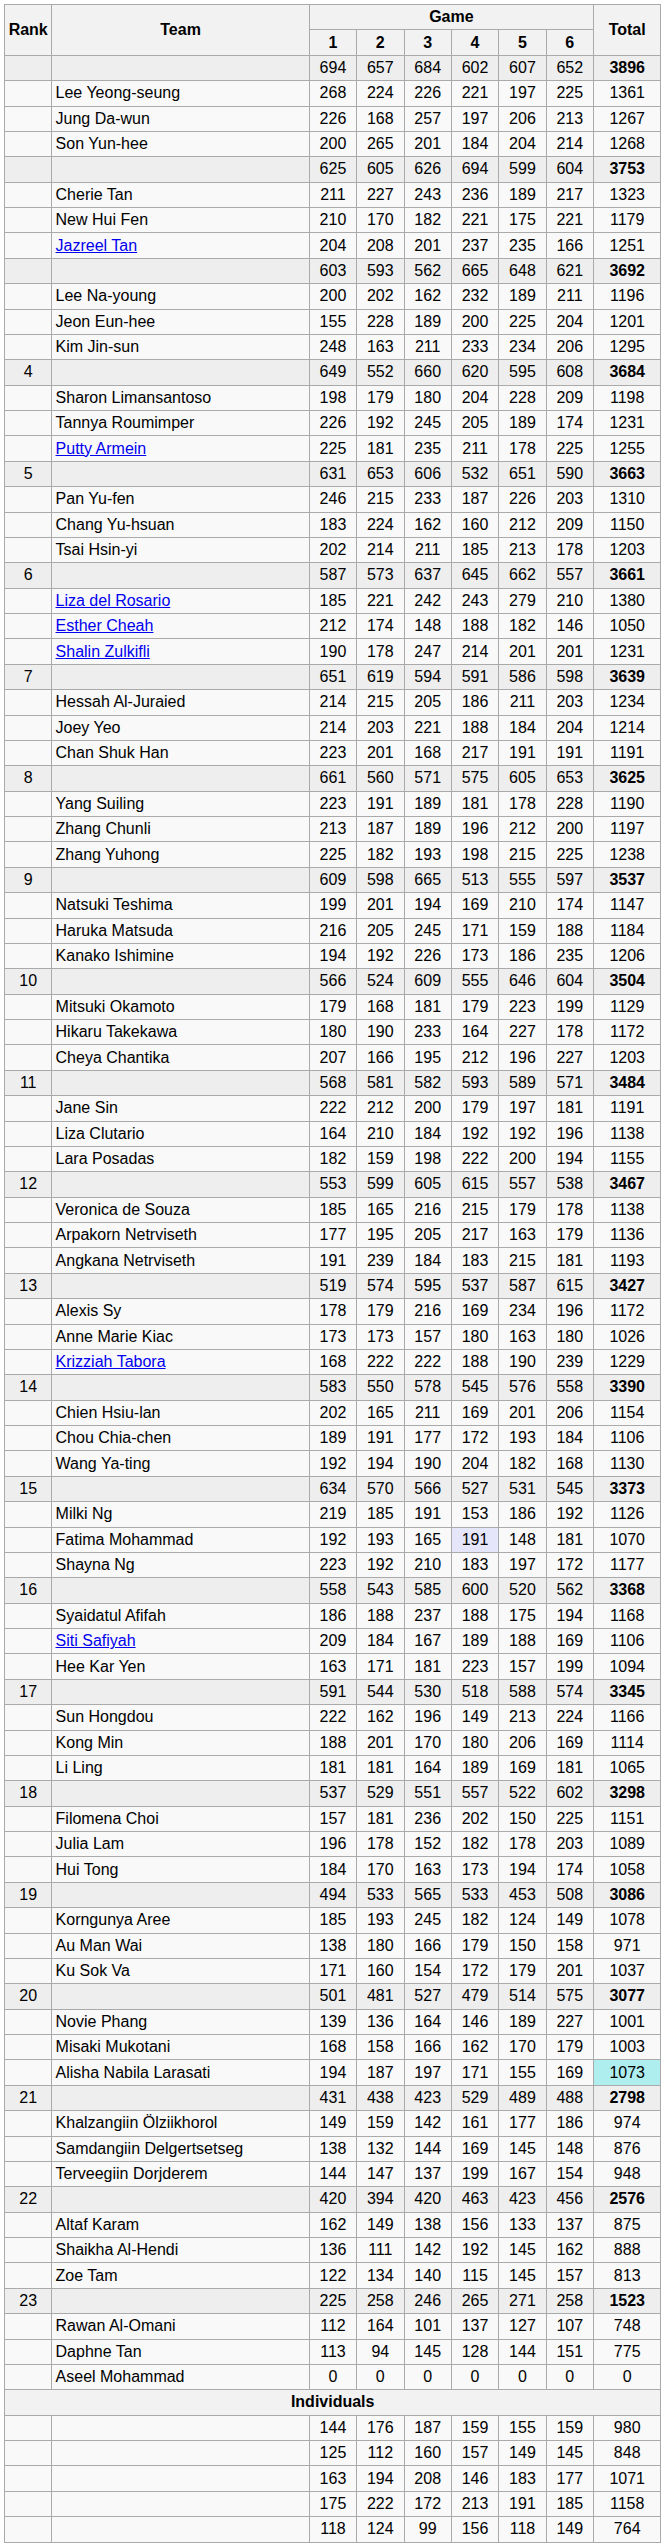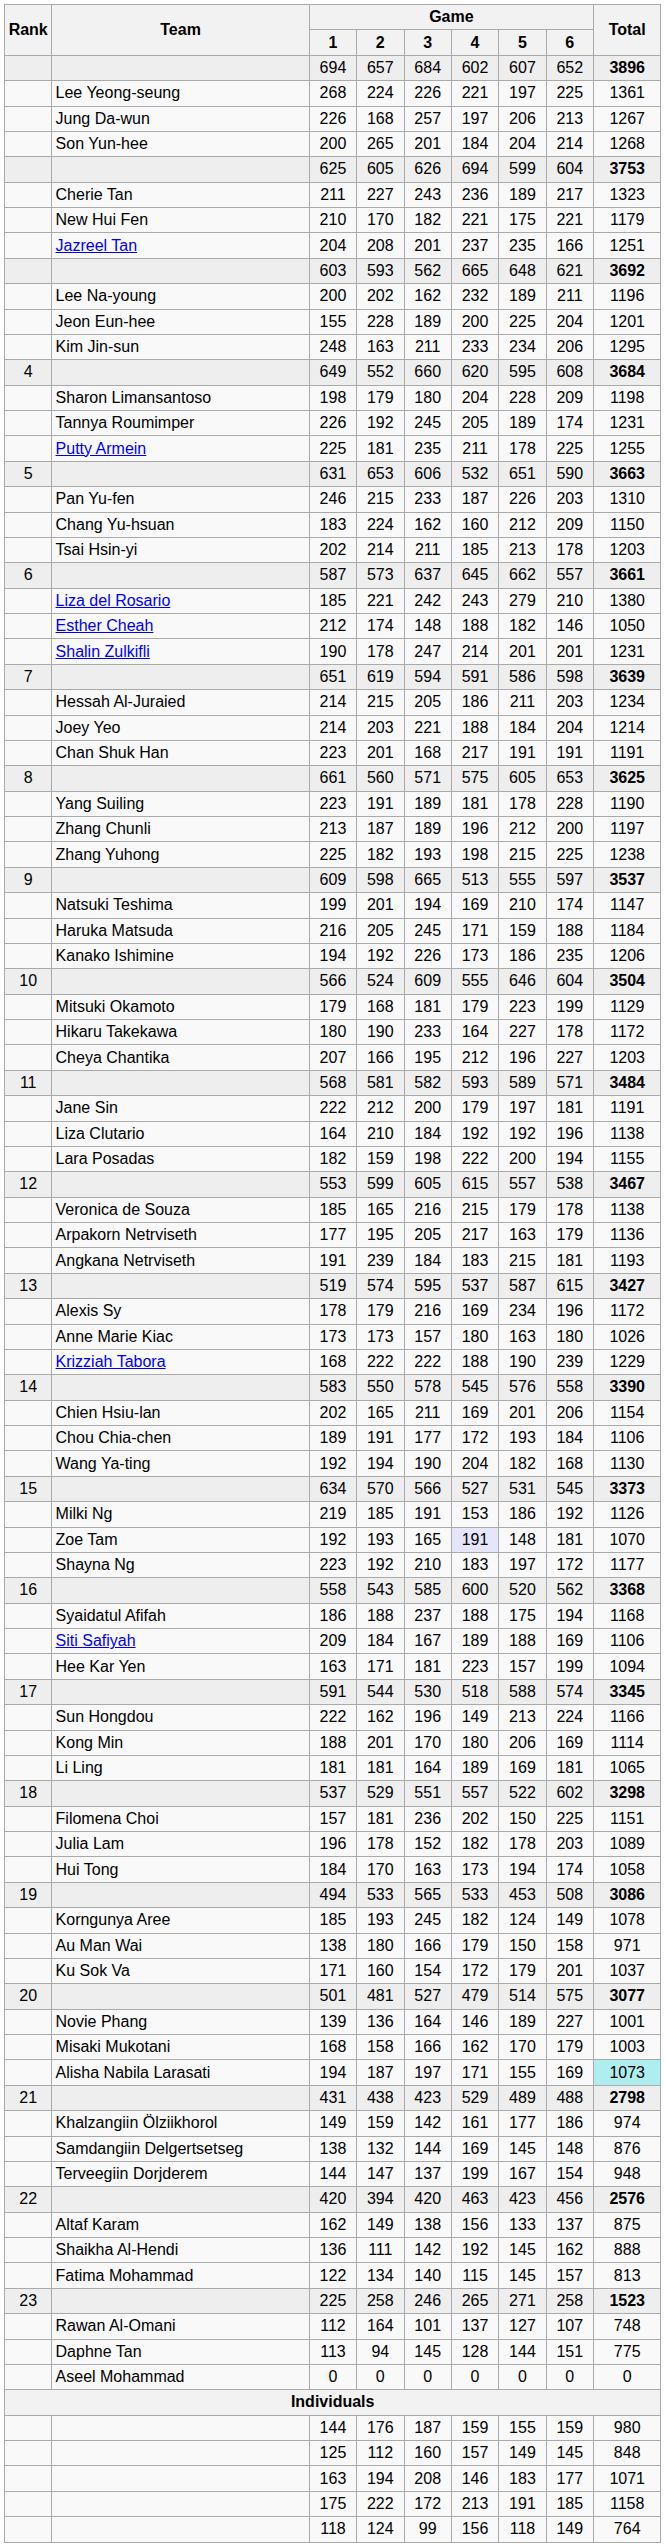(124, 1539) Fatima Mohammad -> (87, 1539) Zoe Tam
(87, 2275) Zoe Tam -> (124, 2275) Fatima Mohammad
